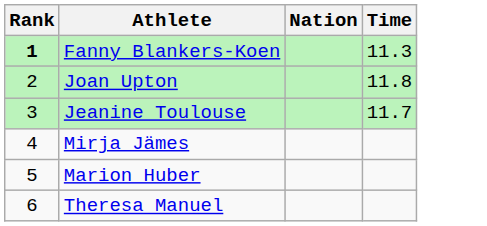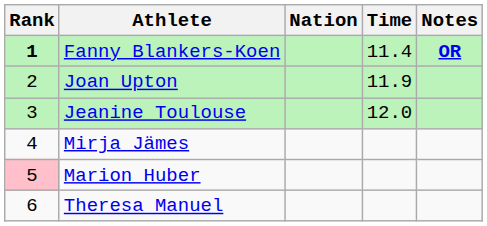+ column: (450, 20)
(389, 51) 11.3 -> (389, 51) 11.4
(389, 82) 11.8 -> (389, 82) 11.9
(389, 113) 11.7 -> (389, 113) 12.0
(32, 175) no background -> (32, 175) pink background
